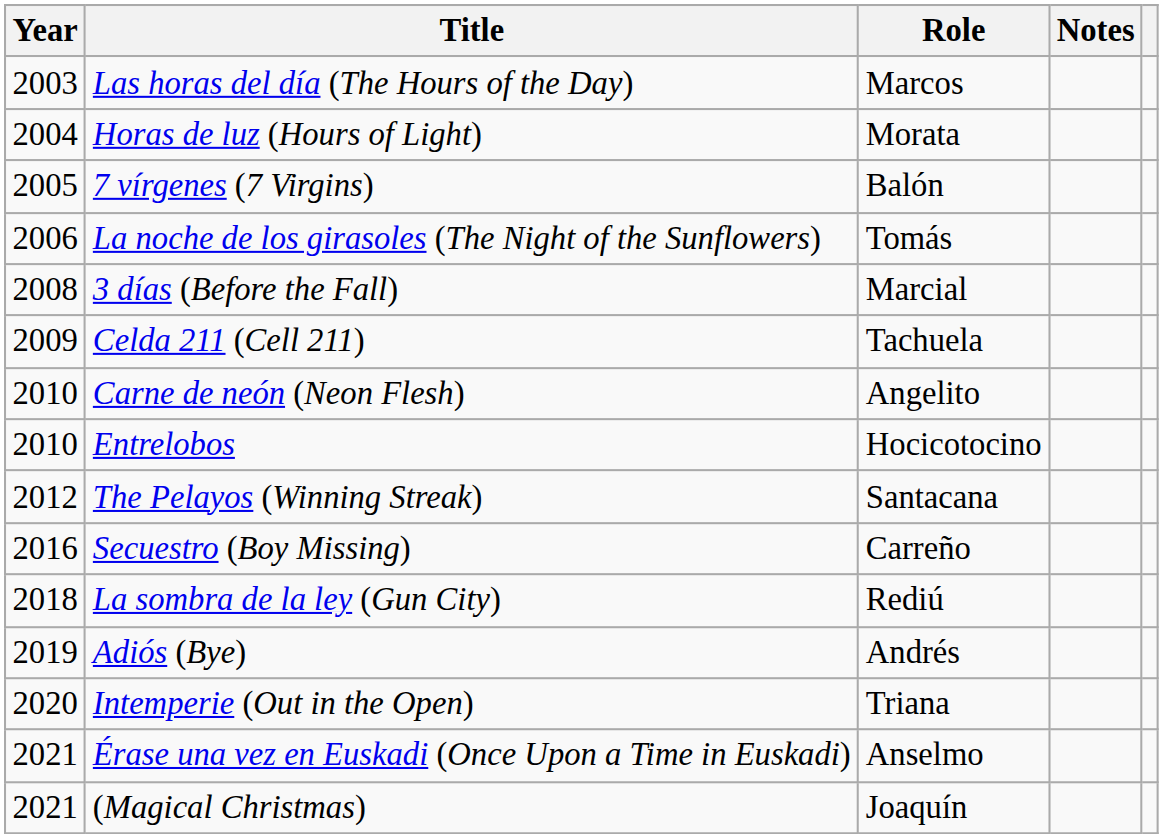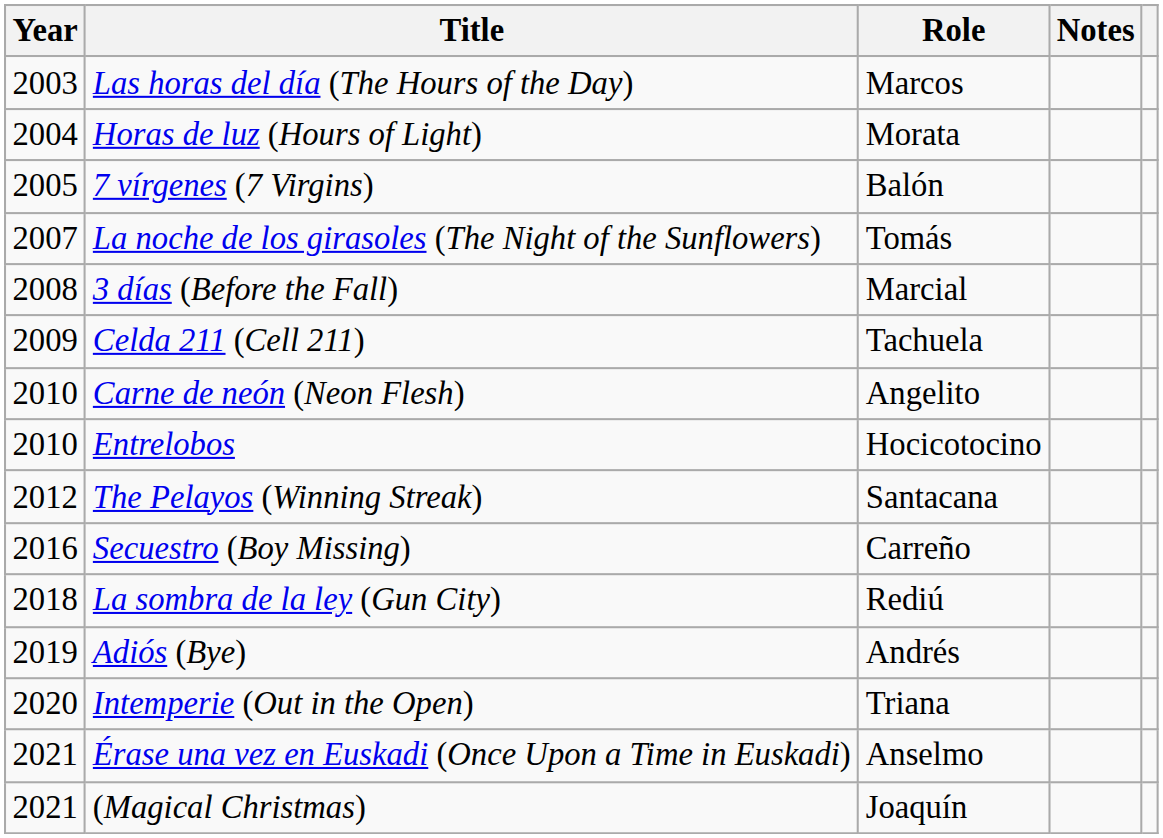(45, 237) 2006 -> (45, 237) 2007
